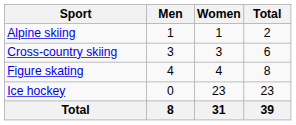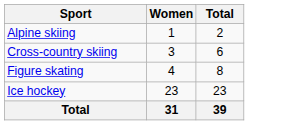- column: (170, 14)
